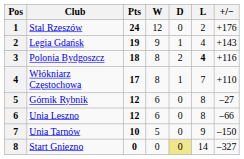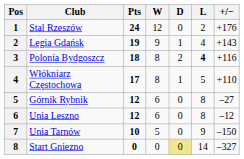(203, 79) 7 -> (203, 79) 5
(227, 116) –66 -> (227, 116) –12
